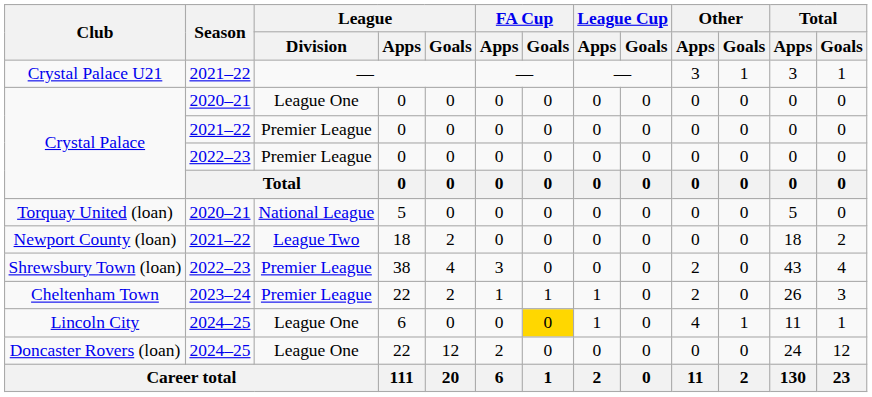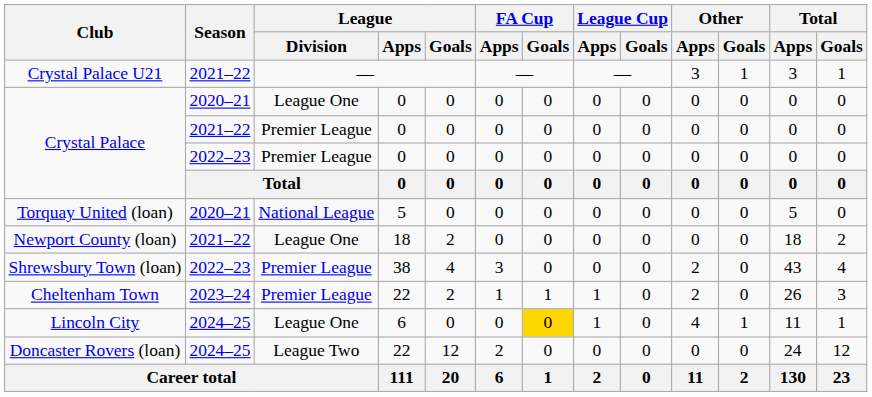(316, 239) League Two -> (316, 239) League One
(316, 350) League One -> (316, 350) League Two
